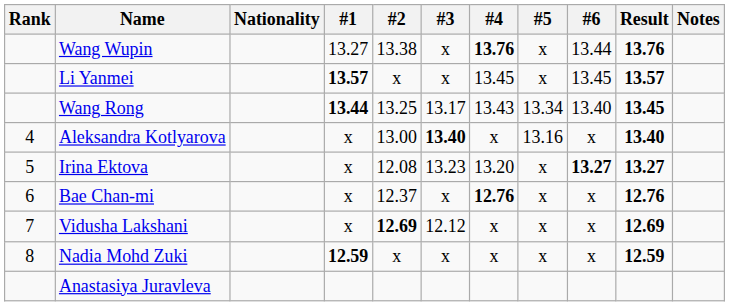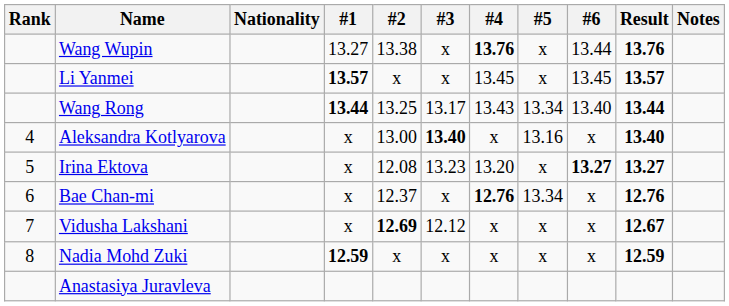(644, 108) 13.45 -> (644, 108) 13.44
(543, 196) x -> (543, 196) 13.34
(644, 226) 12.69 -> (644, 226) 12.67
